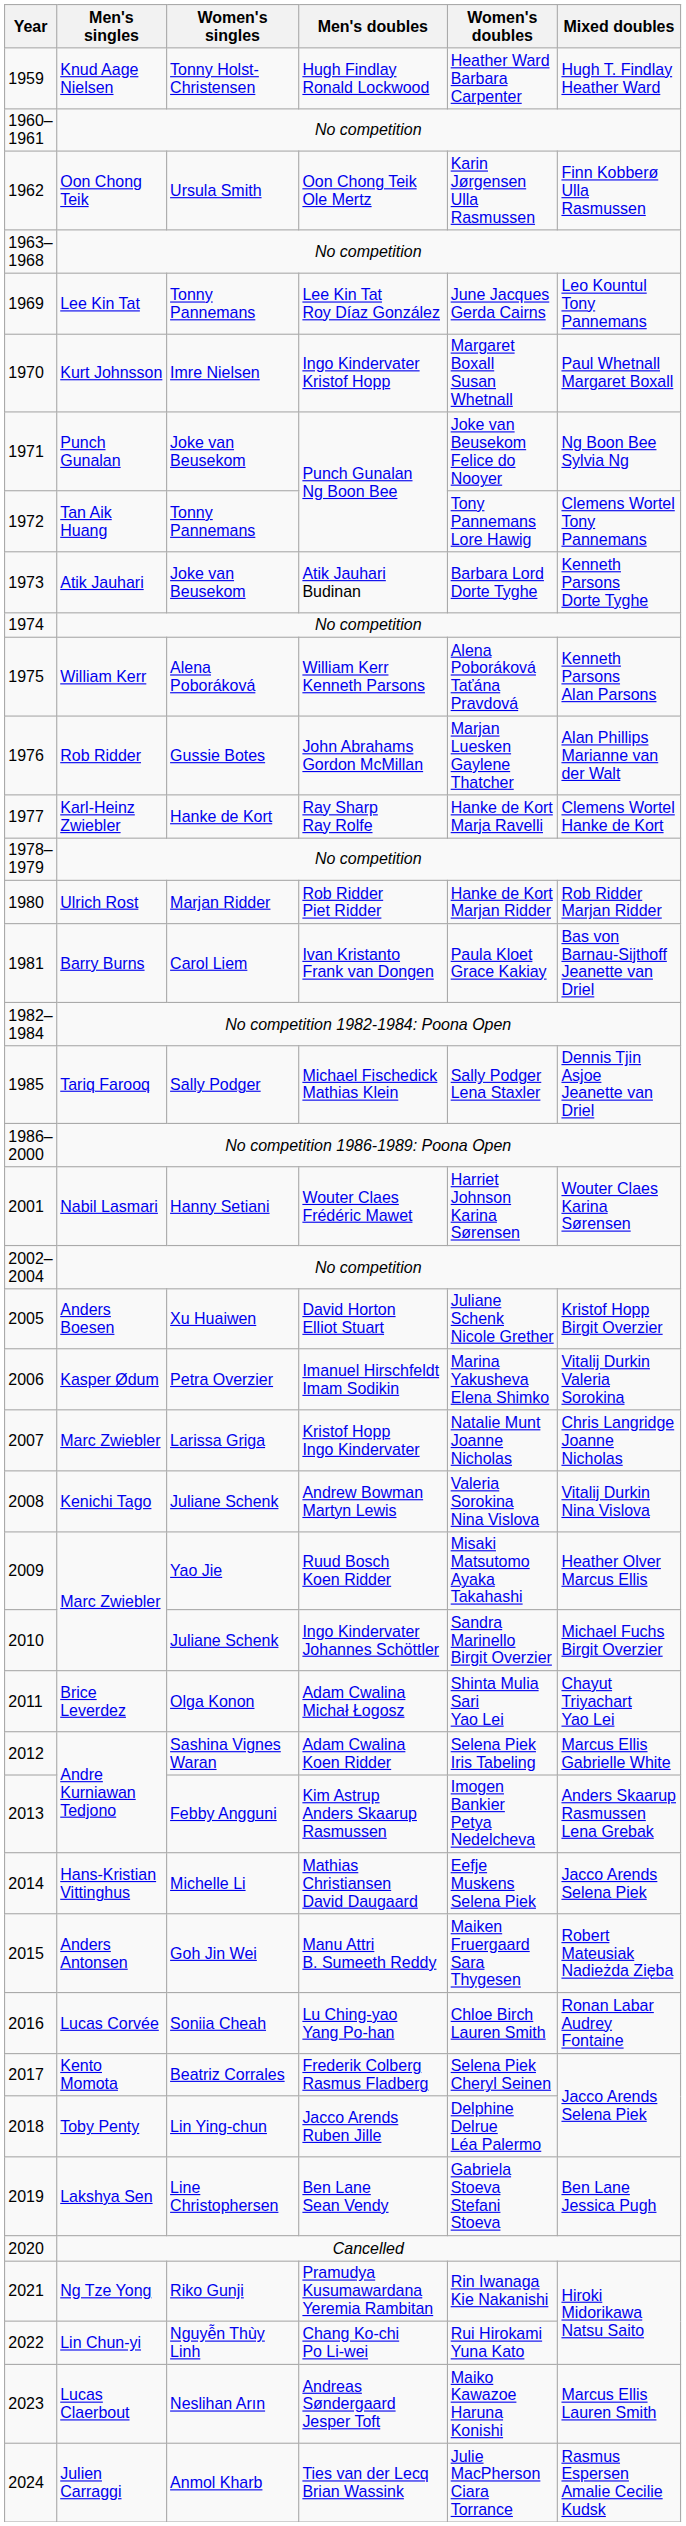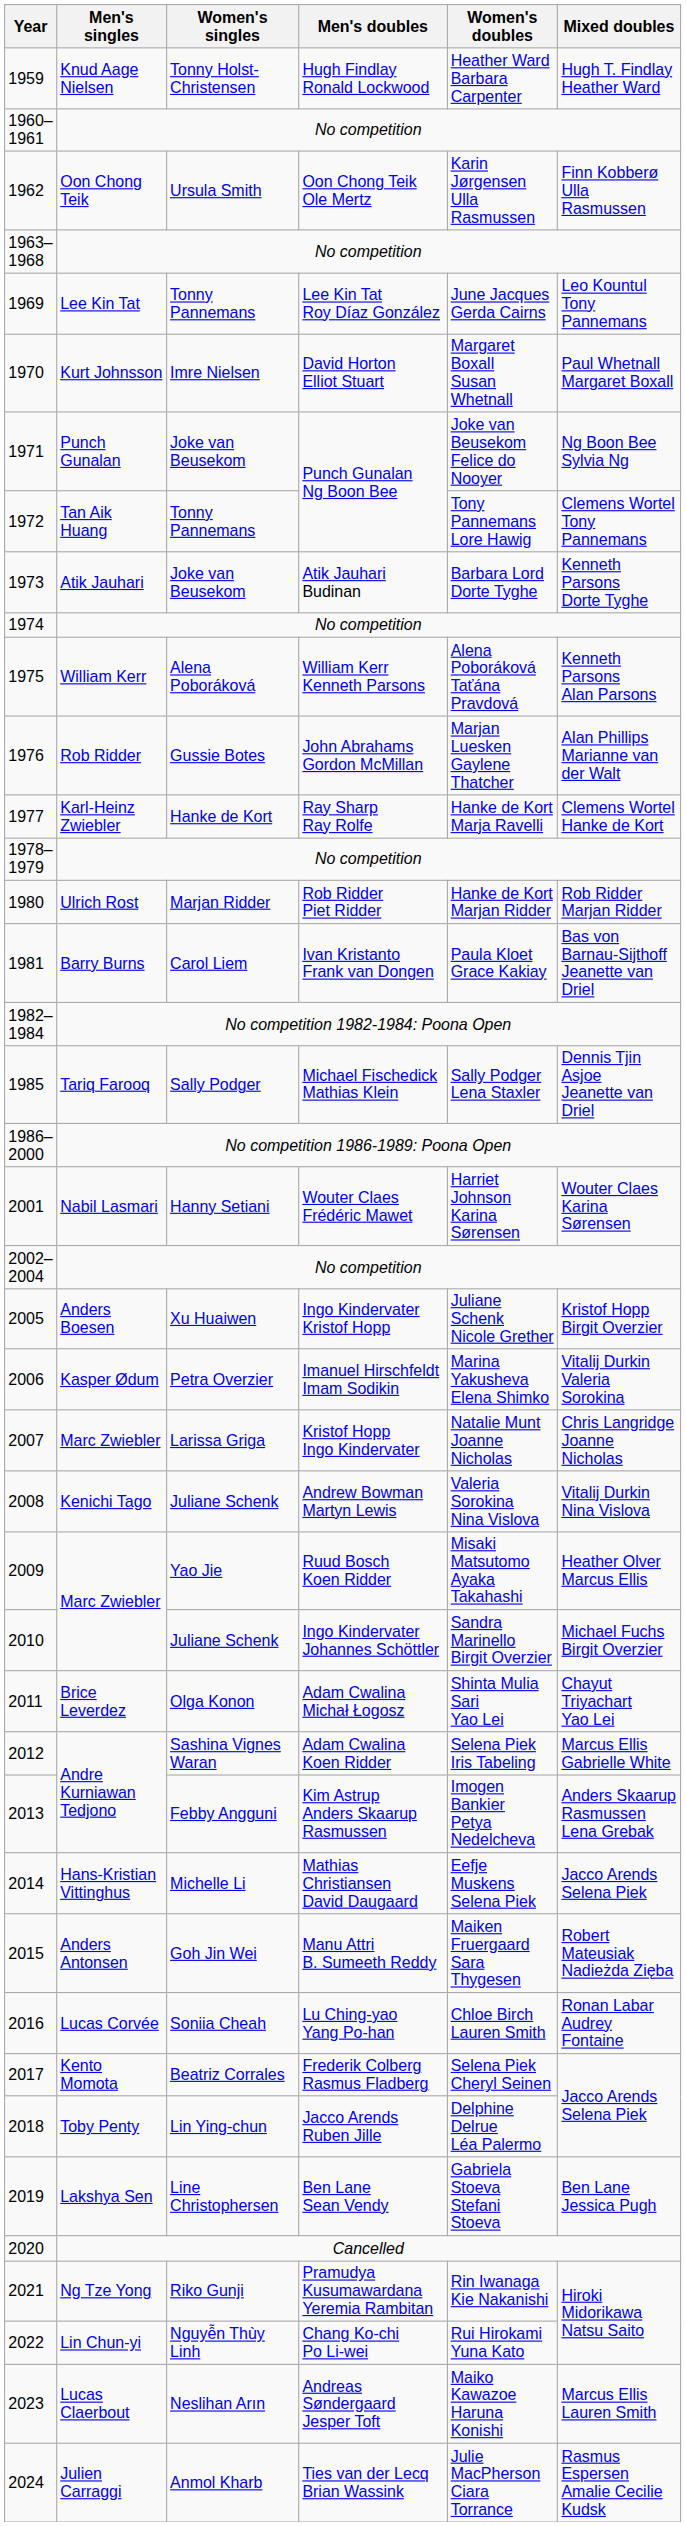(361, 373) Ingo Kindervater Kristof Hopp -> (349, 373) David Horton Elliot Stuart
(349, 1319) David Horton Elliot Stuart -> (361, 1319) Ingo Kindervater Kristof Hopp
